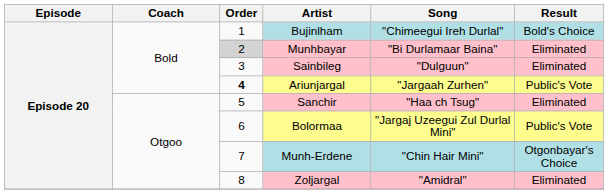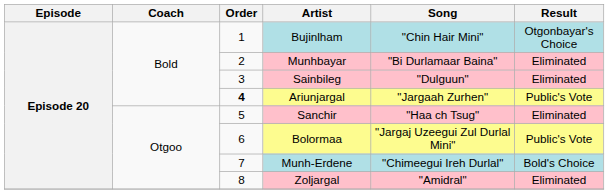(443, 31) "Chimeegui Ireh Durlal" -> (443, 37) "Chin Hair Mini"
(559, 31) Bold's Choice -> (559, 37) Otgonbayar's Choice
(241, 49) lightgrey background -> (241, 61) no background
(443, 156) "Chin Hair Mini" -> (443, 163) "Chimeegui Ireh Durlal"
(559, 156) Otgonbayar's Choice -> (559, 163) Bold's Choice
